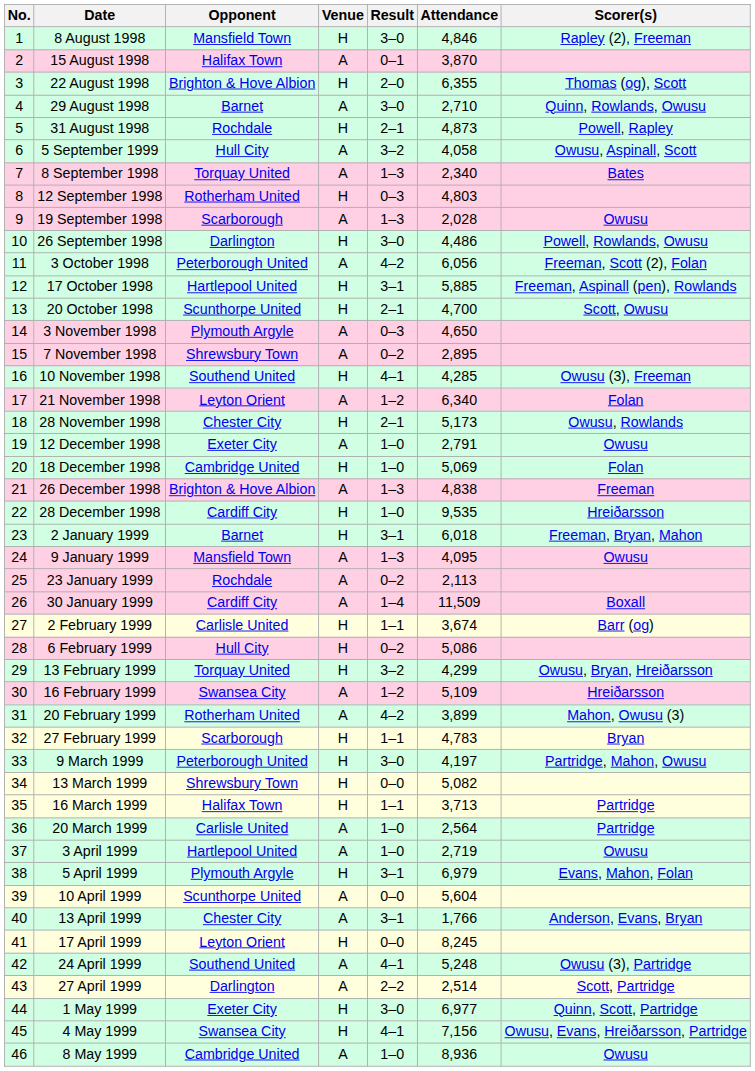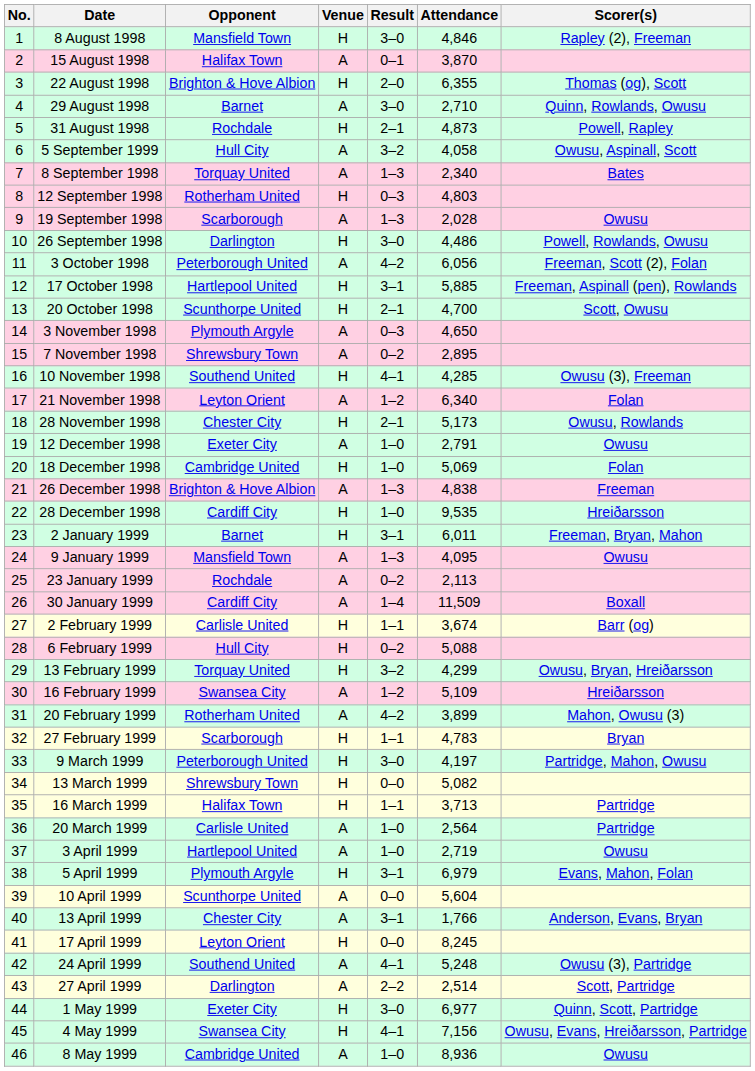(459, 535) 6,018 -> (459, 535) 6,011
(459, 648) 5,086 -> (459, 648) 5,088
